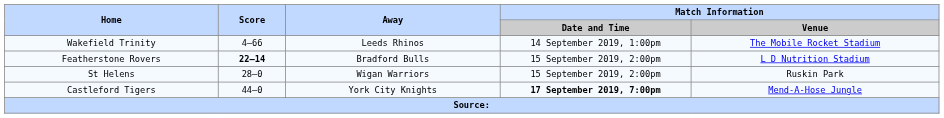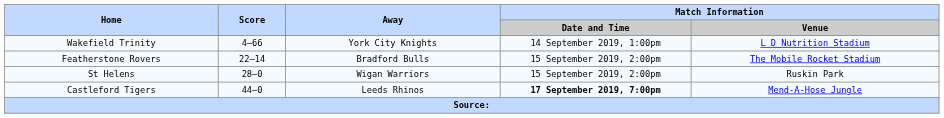(393, 43) Leeds Rhinos -> (393, 43) York City Knights
(815, 43) The Mobile Rocket Stadium -> (815, 43) L D Nutrition Stadium
(252, 59) bold -> (252, 59) normal
(815, 59) L D Nutrition Stadium -> (815, 59) The Mobile Rocket Stadium
(393, 90) York City Knights -> (393, 90) Leeds Rhinos
